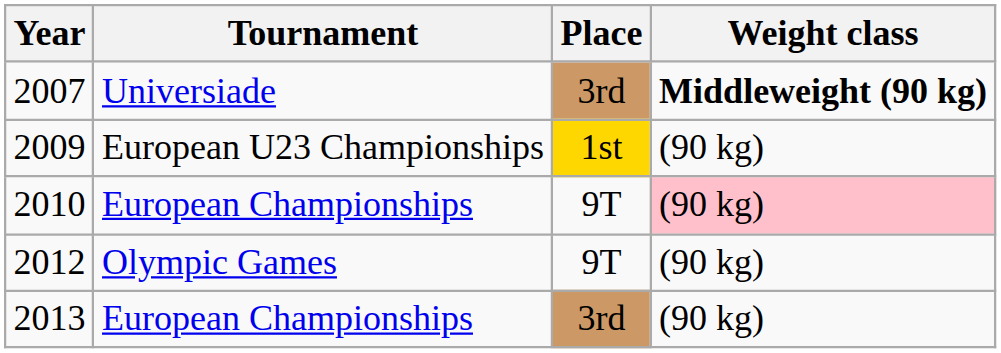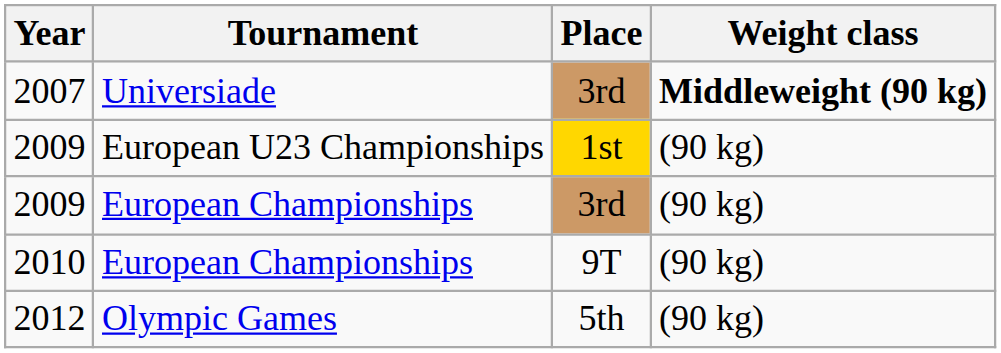+ row: (49, 204)
(712, 204) pink background -> (712, 261) no background
(602, 261) 9T -> (602, 318) 5th
- row: (49, 318)
